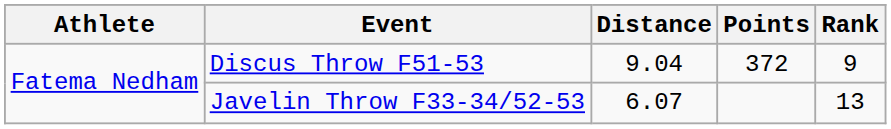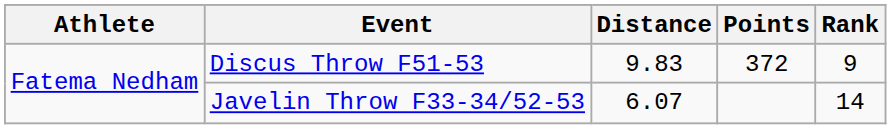(654, 64) 9.04 -> (654, 64) 9.83
(850, 103) 13 -> (850, 103) 14
